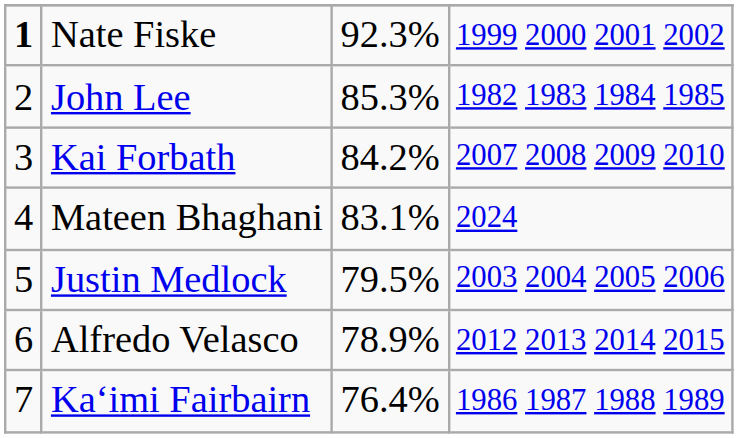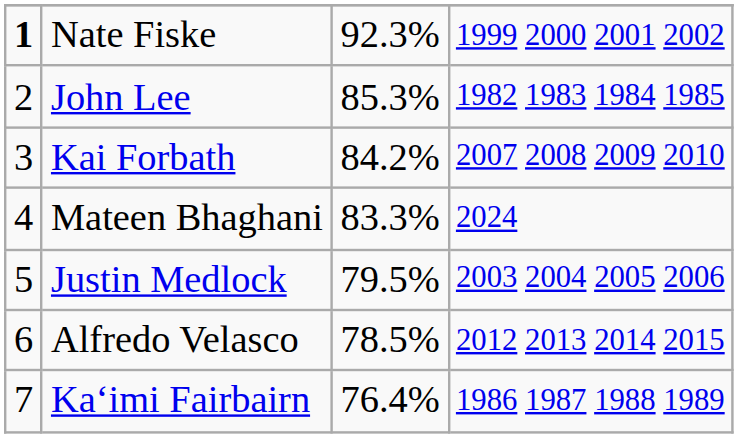(390, 217) 83.1% -> (390, 217) 83.3%
(390, 339) 78.9% -> (390, 339) 78.5%
